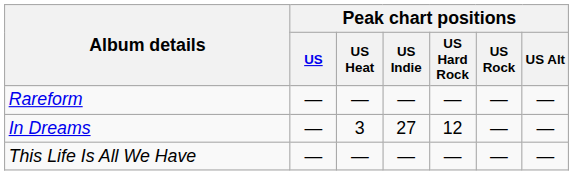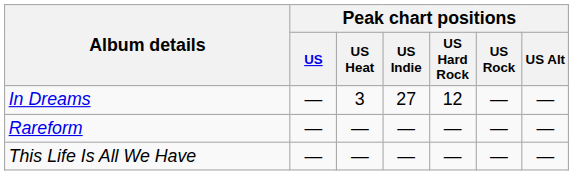rows swapped: (46, 99) <-> (50, 127)
